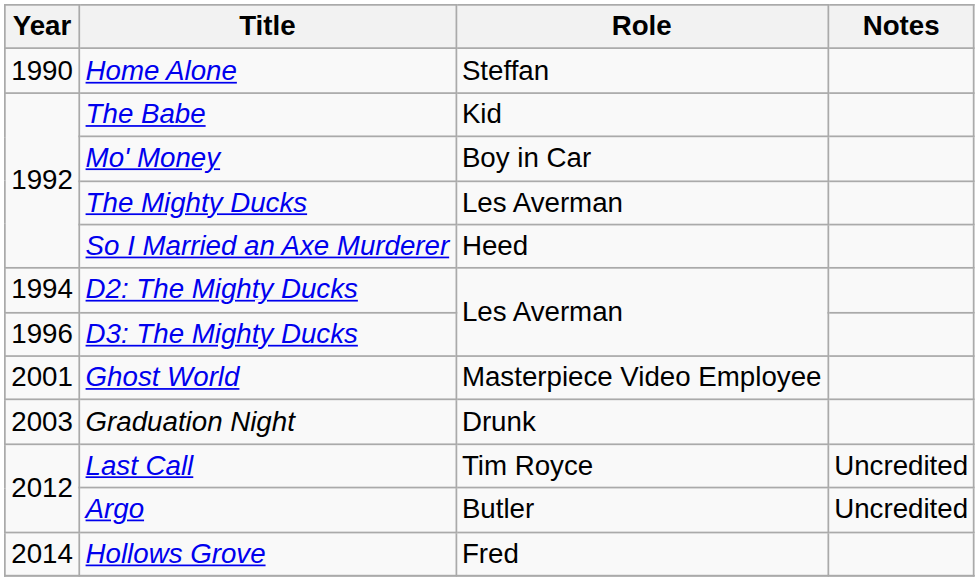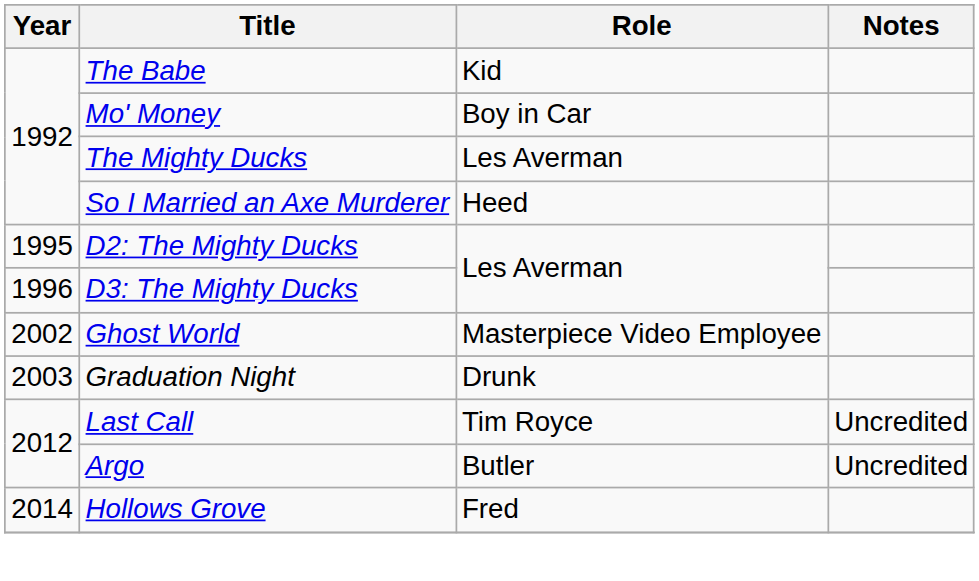- row: (161, 70)
(42, 289) 1994 -> (42, 245) 1995
(42, 377) 2001 -> (42, 333) 2002
